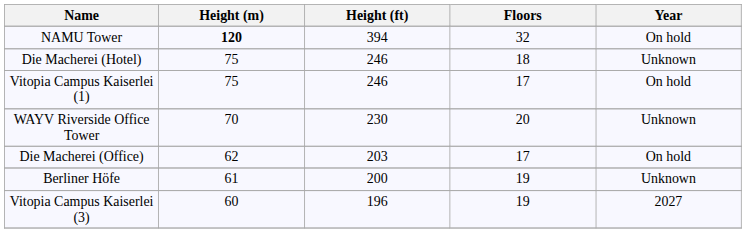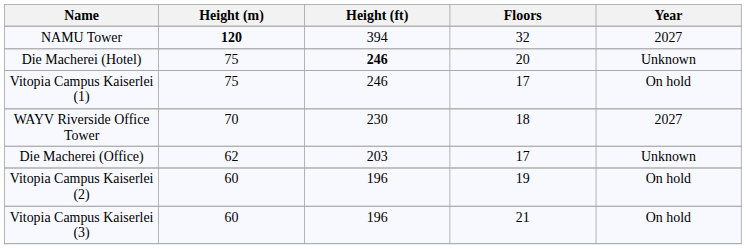(668, 37) On hold -> (668, 37) 2027
(377, 59) normal -> (377, 59) bold
(523, 59) 18 -> (523, 59) 20
(523, 119) 20 -> (523, 119) 18
(668, 119) Unknown -> (668, 119) 2027
(668, 157) On hold -> (668, 157) Unknown
- row: (82, 179)
+ row: (82, 187)
(523, 201) 19 -> (523, 217) 21
(668, 201) 2027 -> (668, 217) On hold
